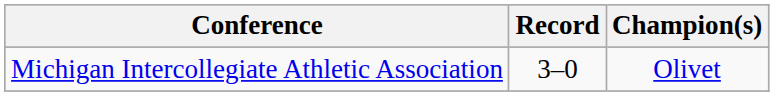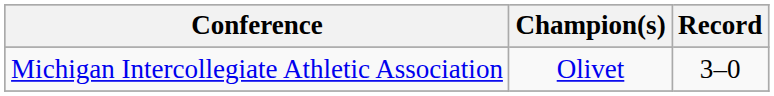columns swapped: (687, 25) <-> (557, 25)
